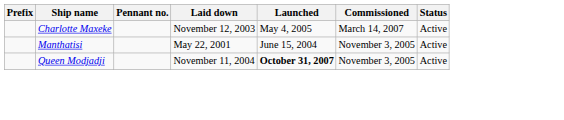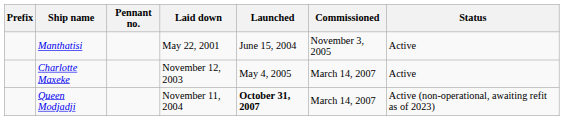rows swapped: (60, 45) <-> (75, 28)
(377, 61) November 3, 2005 -> (343, 101) March 14, 2007
(433, 61) Active -> (468, 101) Active (non-operational, awaiting refit as of 2023)
